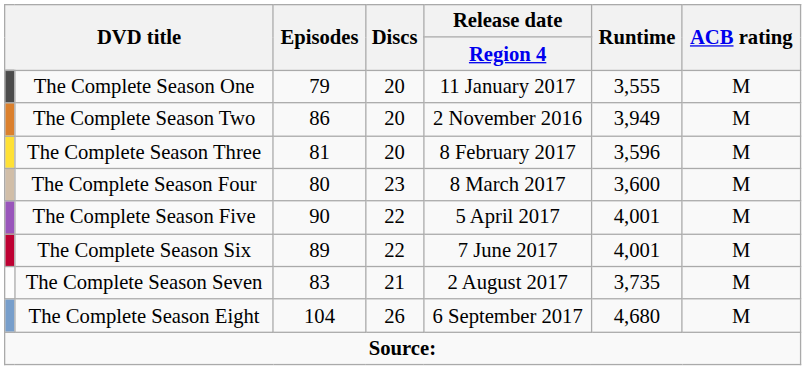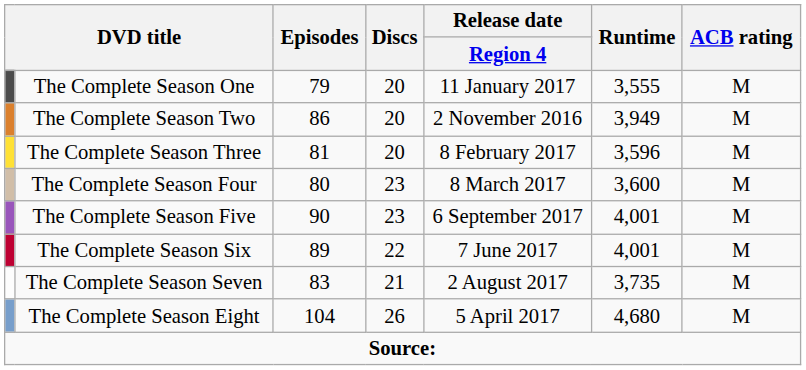(395, 217) 22 -> (395, 217) 23
(508, 217) 5 April 2017 -> (508, 217) 6 September 2017
(508, 315) 6 September 2017 -> (508, 315) 5 April 2017
